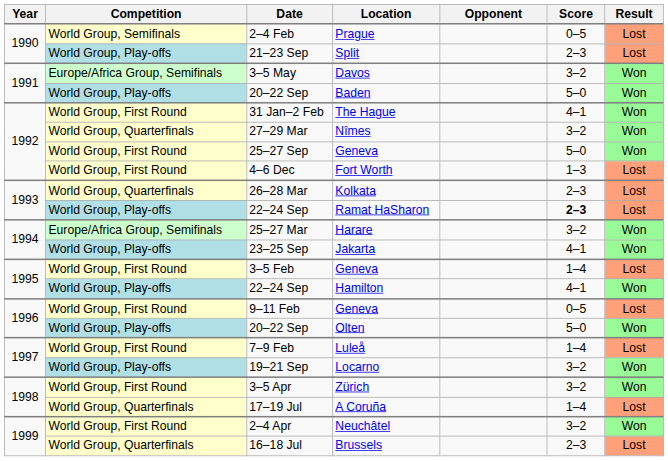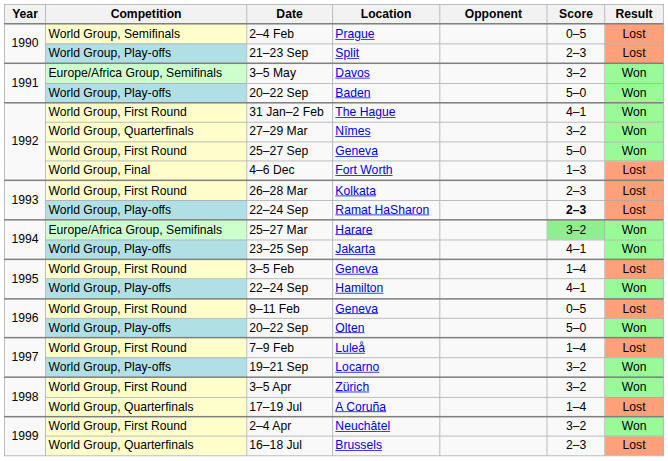(118, 170) World Group, First Round -> (99, 170) World Group, Final
(121, 190) World Group, Quarterfinals -> (118, 190) World Group, First Round
(576, 230) no background -> (576, 230) lightgreen background
